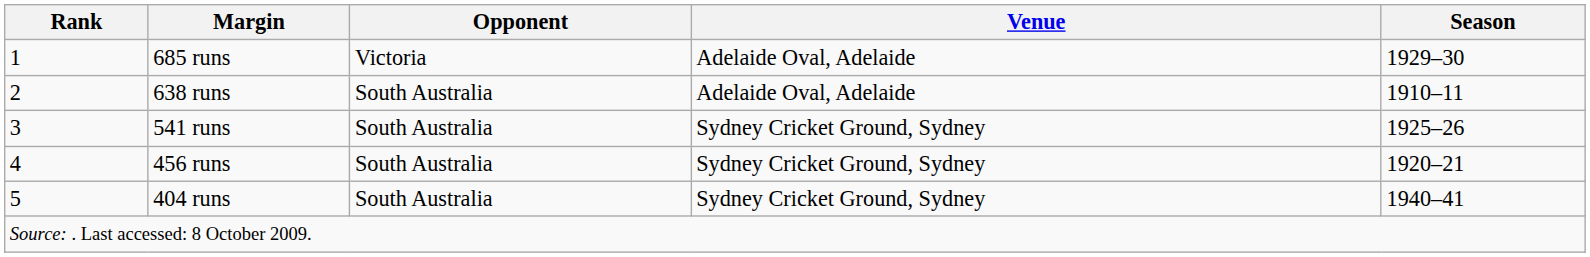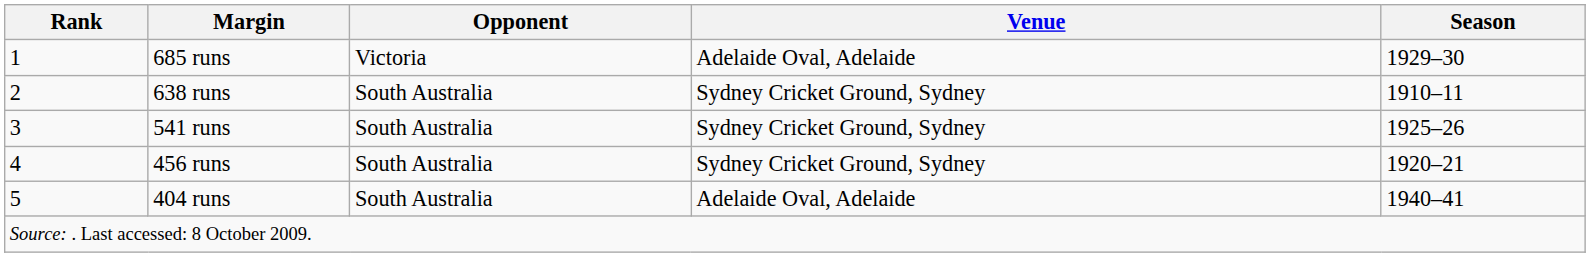(806, 92) Adelaide Oval, Adelaide -> (841, 92) Sydney Cricket Ground, Sydney
(841, 198) Sydney Cricket Ground, Sydney -> (806, 198) Adelaide Oval, Adelaide
